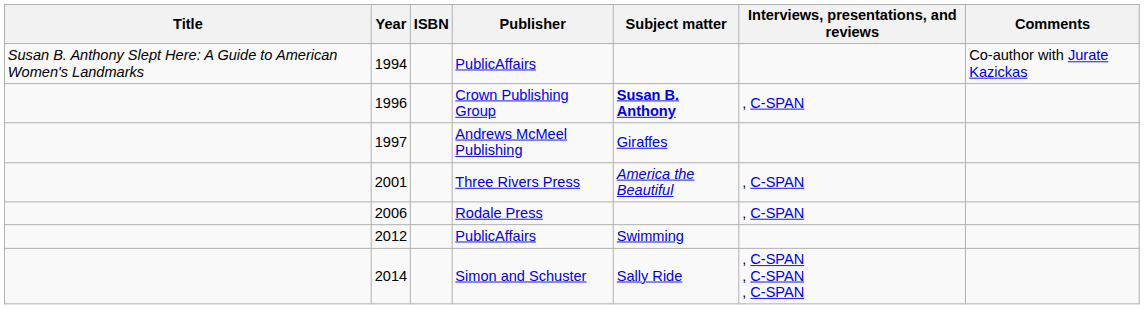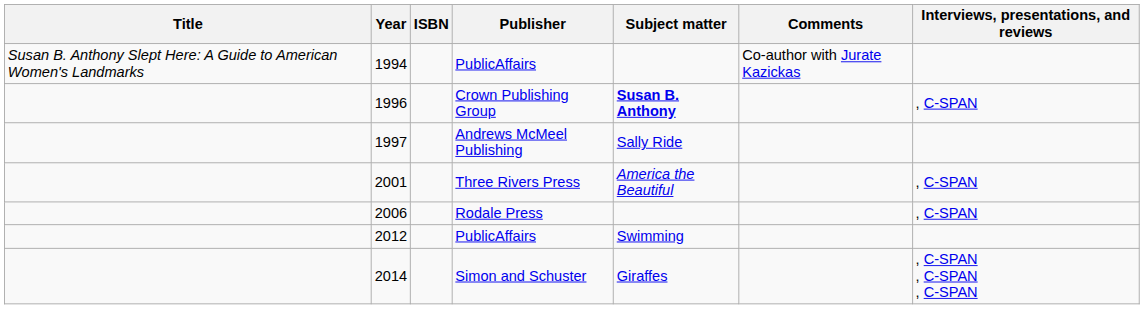columns swapped: (852, 24) <-> (1053, 24)
(642, 142) Giraffes -> (650, 142) Sally Ride
(650, 275) Sally Ride -> (642, 275) Giraffes
